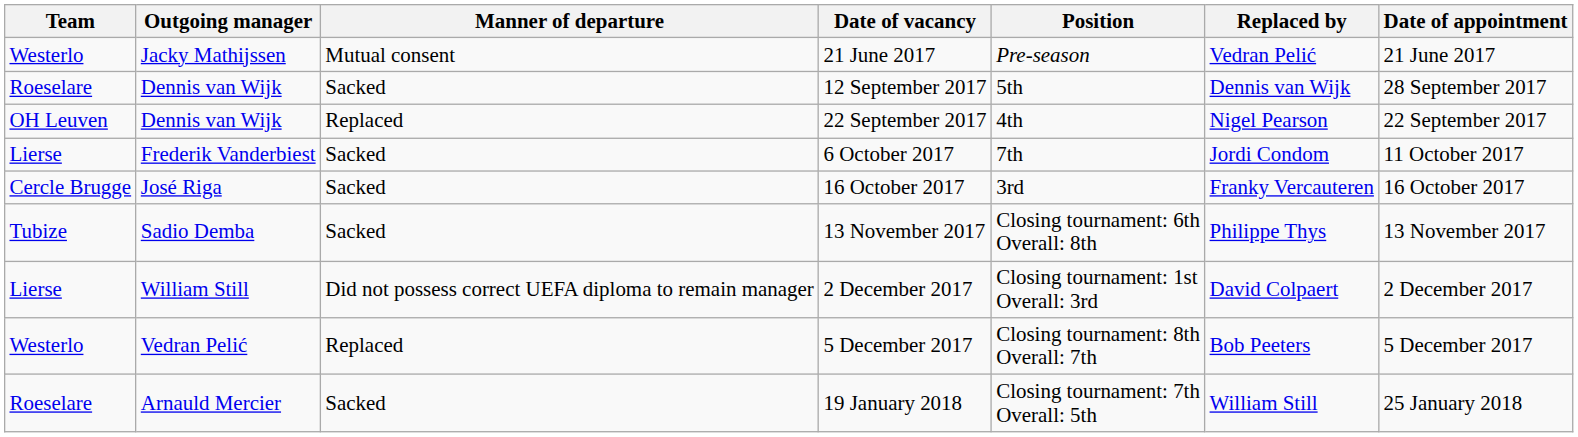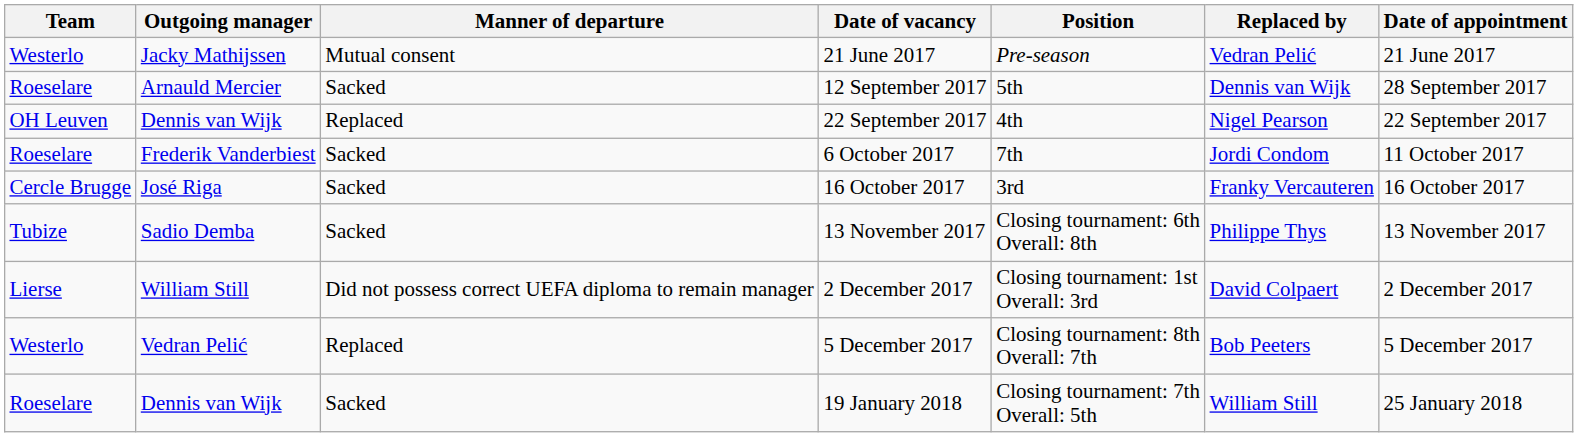(211, 87) Dennis van Wijk -> (211, 87) Arnauld Mercier
(36, 154) Lierse -> (51, 154) Roeselare
(211, 402) Arnauld Mercier -> (211, 402) Dennis van Wijk
